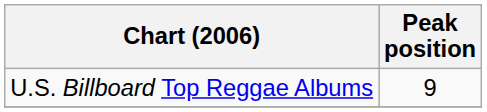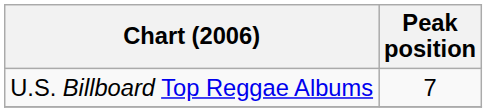(430, 87) 9 -> (430, 87) 7
